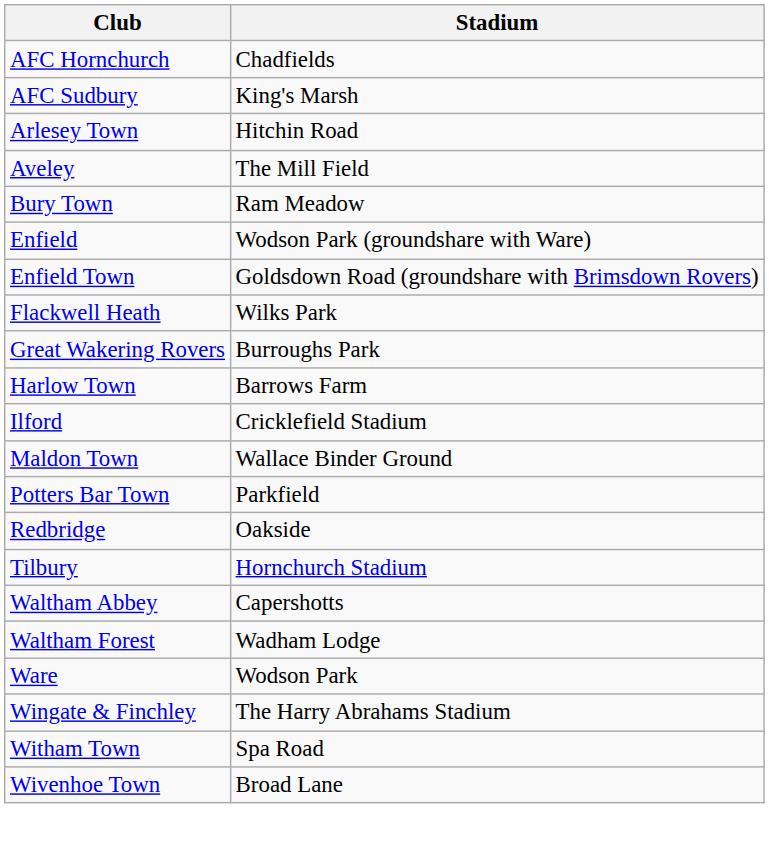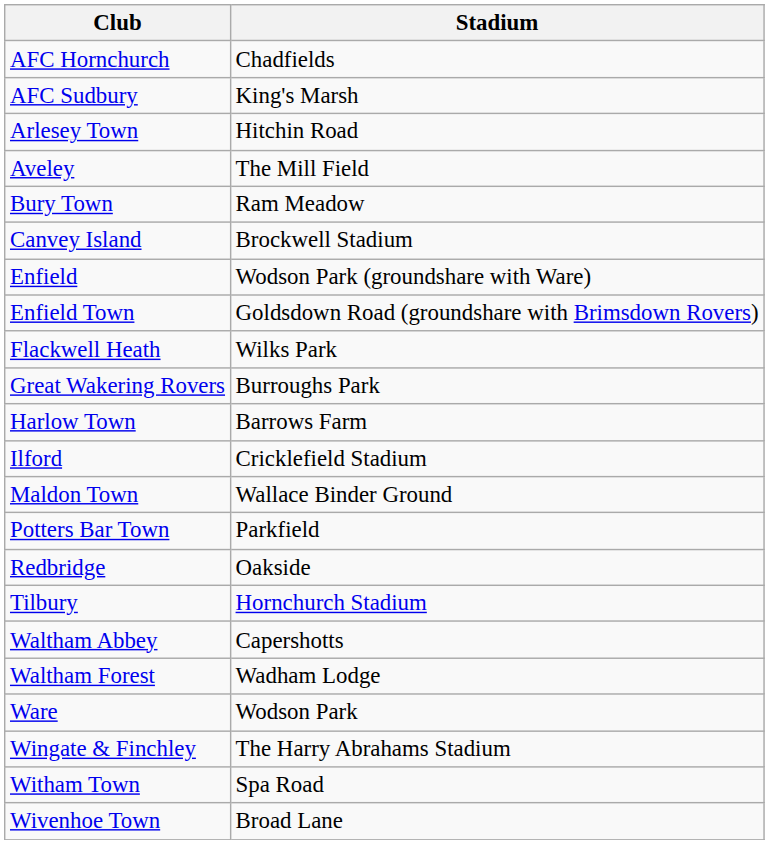+ row: (76, 240)
